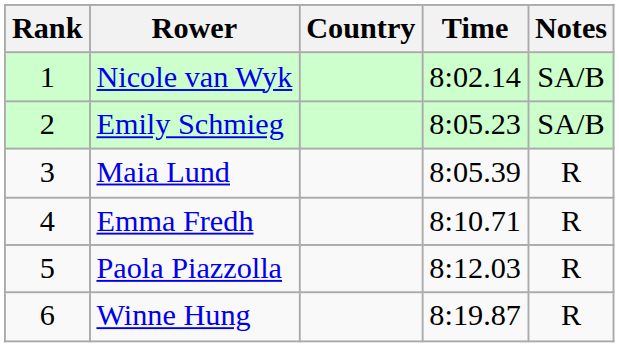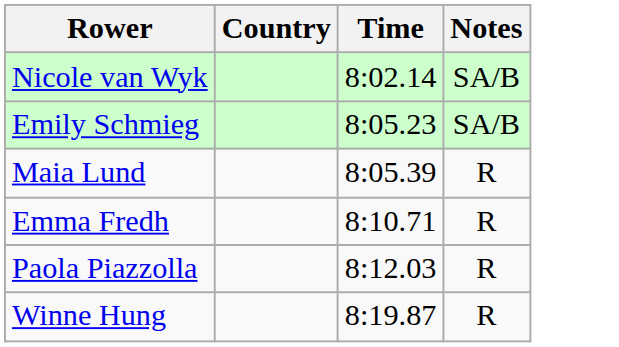- column: (47, 28)
